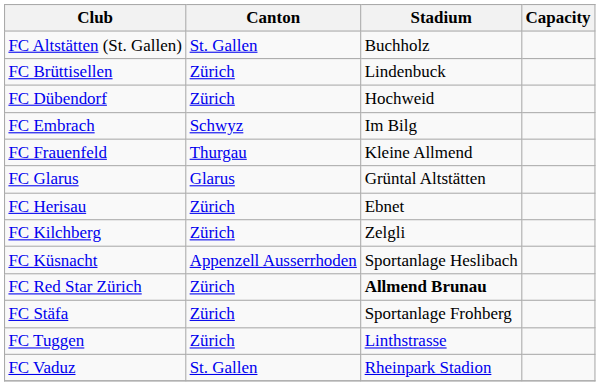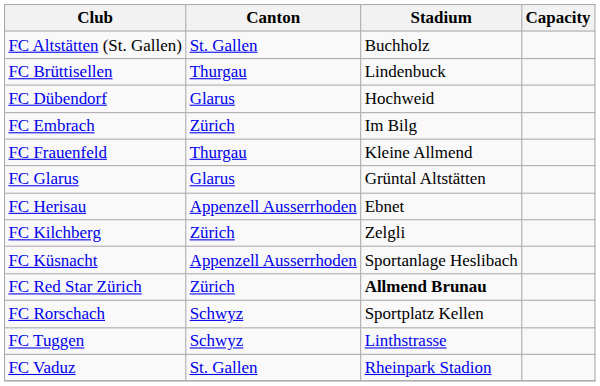(212, 71) Zürich -> (218, 71) Thurgau
(212, 98) Zürich -> (212, 98) Glarus
(216, 125) Schwyz -> (212, 125) Zürich
(212, 206) Zürich -> (273, 206) Appenzell Ausserrhoden
+ row: (57, 313)
- row: (38, 313)
(212, 340) Zürich -> (216, 340) Schwyz
